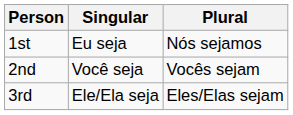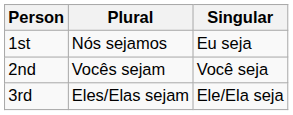columns swapped: (115, 17) <-> (225, 17)
